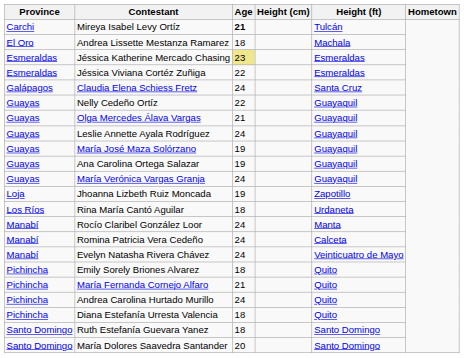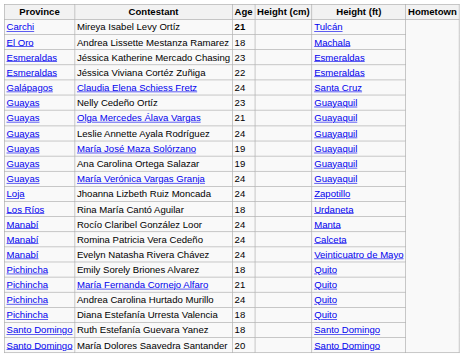(240, 58) khaki background -> (240, 58) no background
(240, 103) 22 -> (240, 103) 23
(240, 194) 19 -> (240, 194) 24
